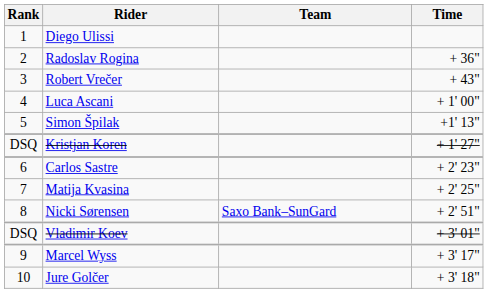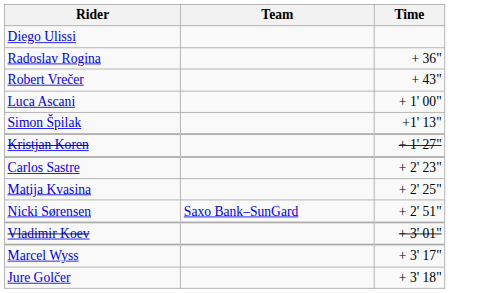- column: (23, 15)
